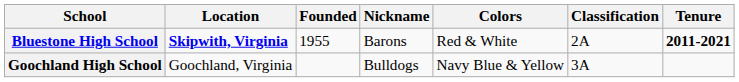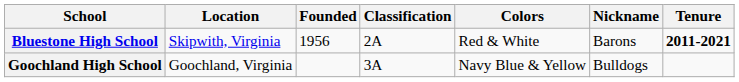columns swapped: (397, 16) <-> (615, 16)
(228, 40) bold -> (225, 40) normal
(314, 40) 1955 -> (314, 40) 1956
